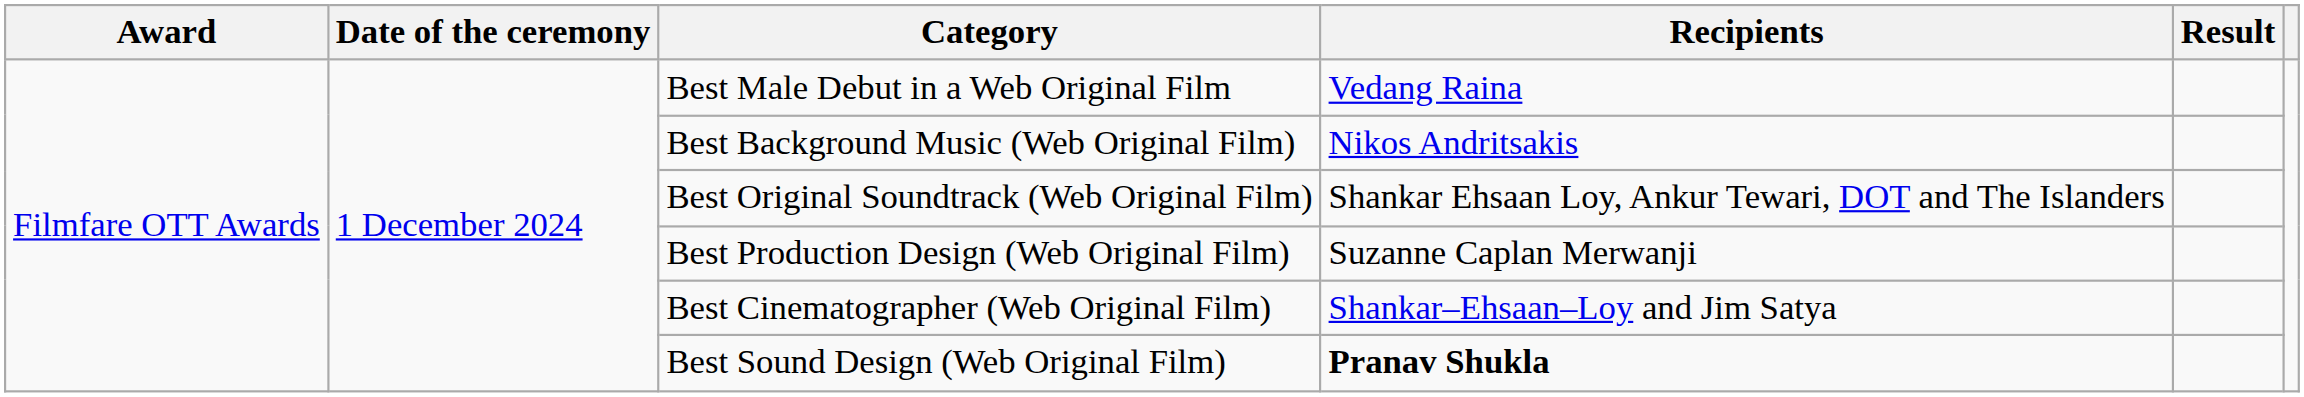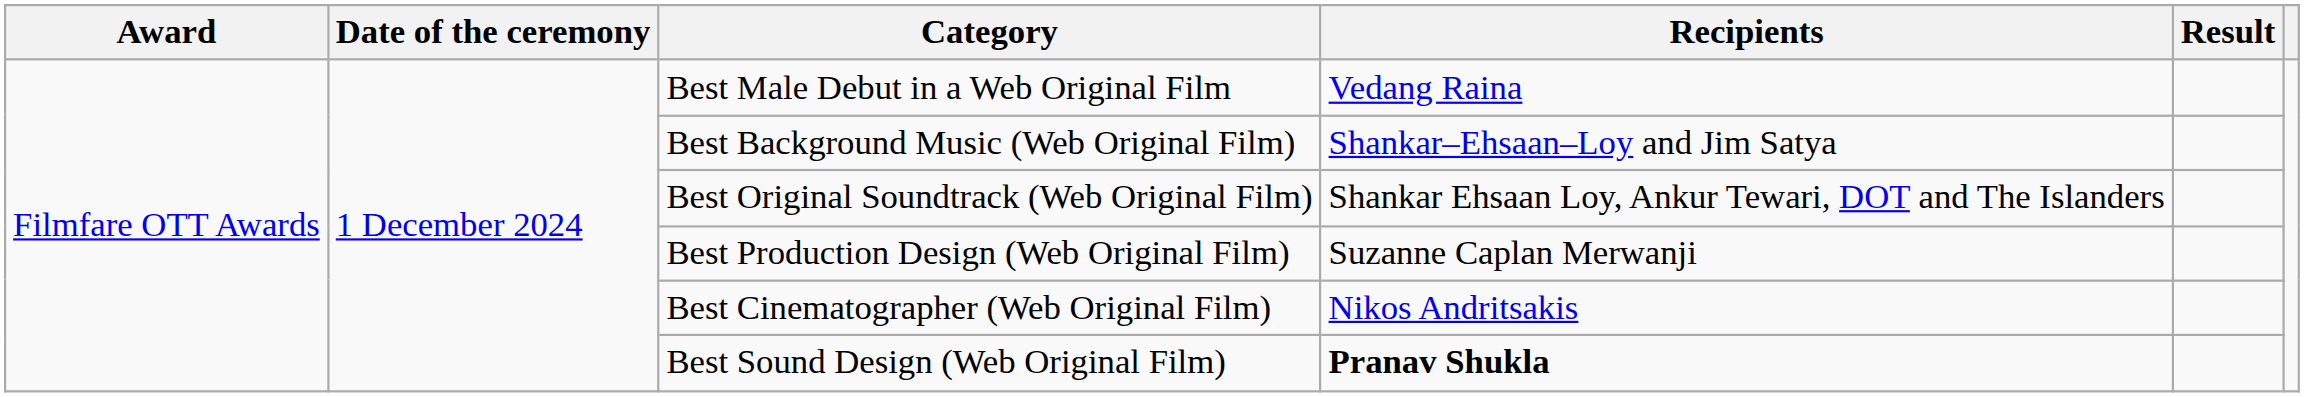(1453, 142) Nikos Andritsakis -> (1583, 142) Shankar–Ehsaan–Loy and Jim Satya
(1583, 307) Shankar–Ehsaan–Loy and Jim Satya -> (1453, 307) Nikos Andritsakis
